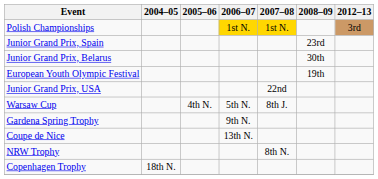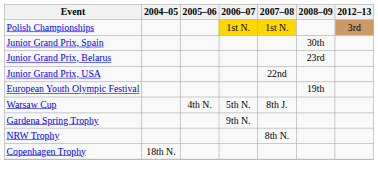(316, 43) 23rd -> (316, 43) 30th
(316, 58) 30th -> (316, 58) 23rd
rows swapped: (54, 89) <-> (73, 74)
- row: (36, 136)
